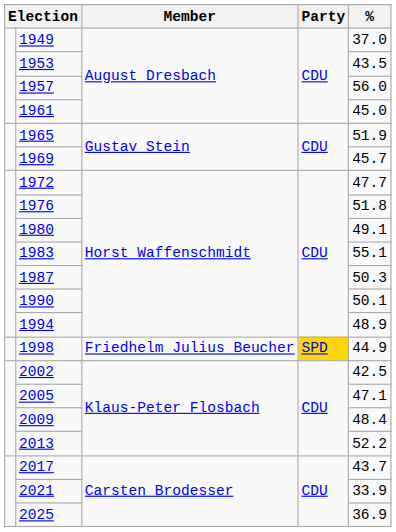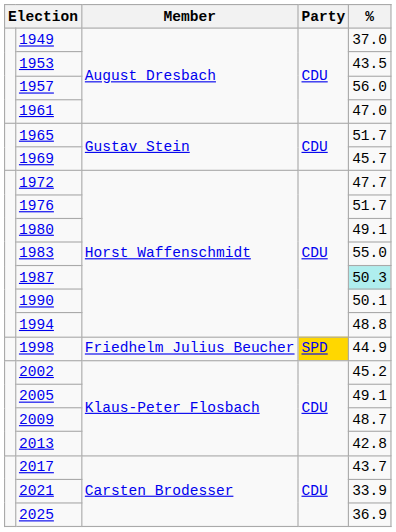(370, 111) 45.0 -> (370, 111) 47.0
(370, 135) 51.9 -> (370, 135) 51.7
(370, 206) 51.8 -> (370, 206) 51.7
(370, 254) 55.1 -> (370, 254) 55.0
(370, 277) no background -> (370, 277) paleturquoise background
(370, 325) 48.9 -> (370, 325) 48.8
(370, 372) 42.5 -> (370, 372) 45.2
(370, 396) 47.1 -> (370, 396) 49.1
(370, 420) 48.4 -> (370, 420) 48.7
(370, 444) 52.2 -> (370, 444) 42.8
